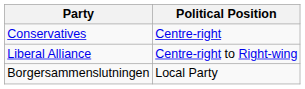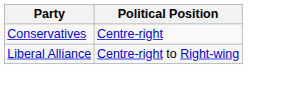- row: (78, 73)
